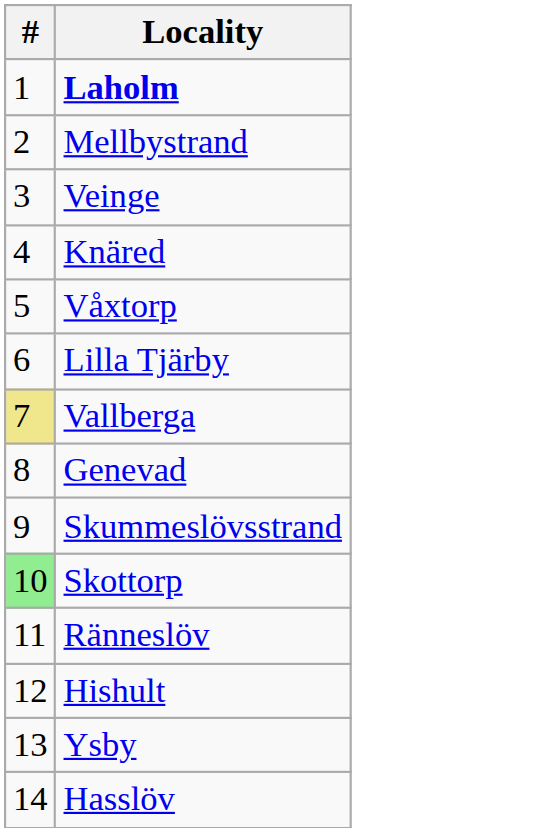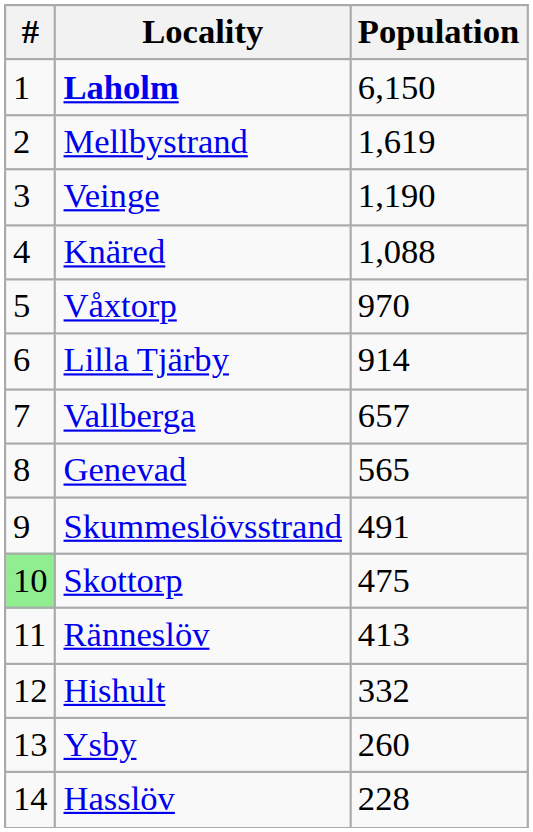+ column: (439, 31)
(22, 415) khaki background -> (22, 415) no background
